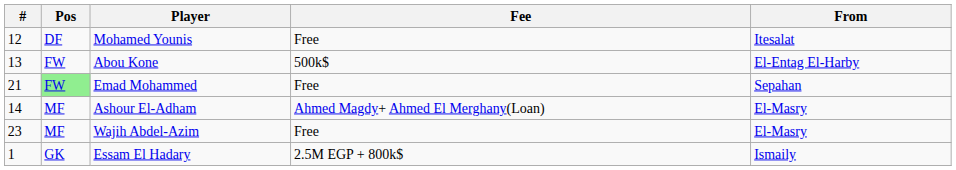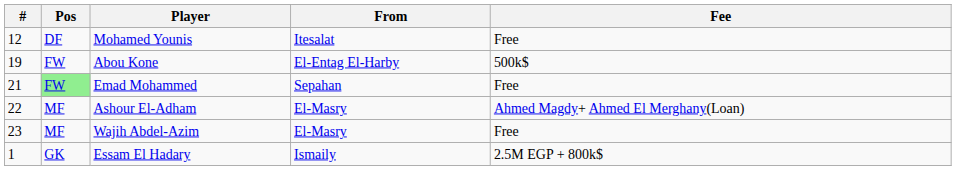columns swapped: (851, 16) <-> (521, 16)
(15, 62) 13 -> (15, 62) 19
(15, 108) 14 -> (15, 108) 22
